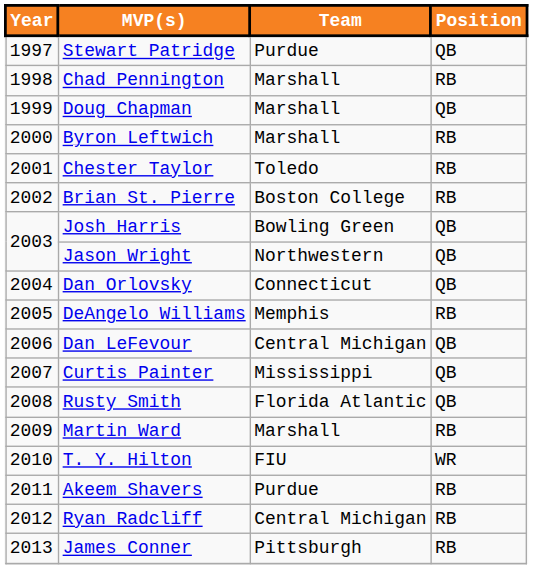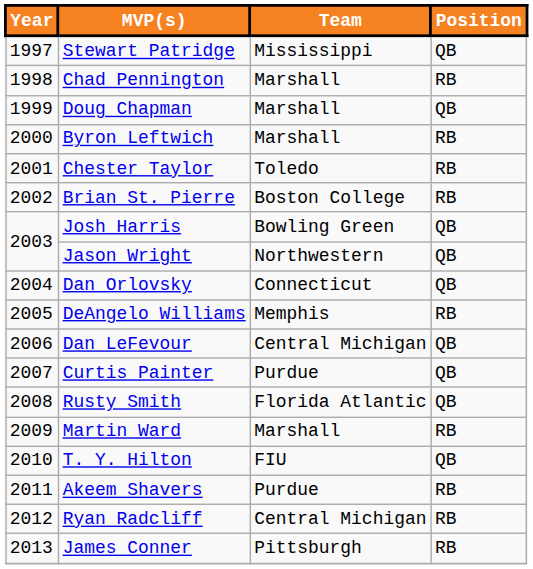(287, 51) Purdue -> (313, 51) Mississippi
(313, 373) Mississippi -> (287, 373) Purdue
(446, 461) WR -> (446, 461) QB
